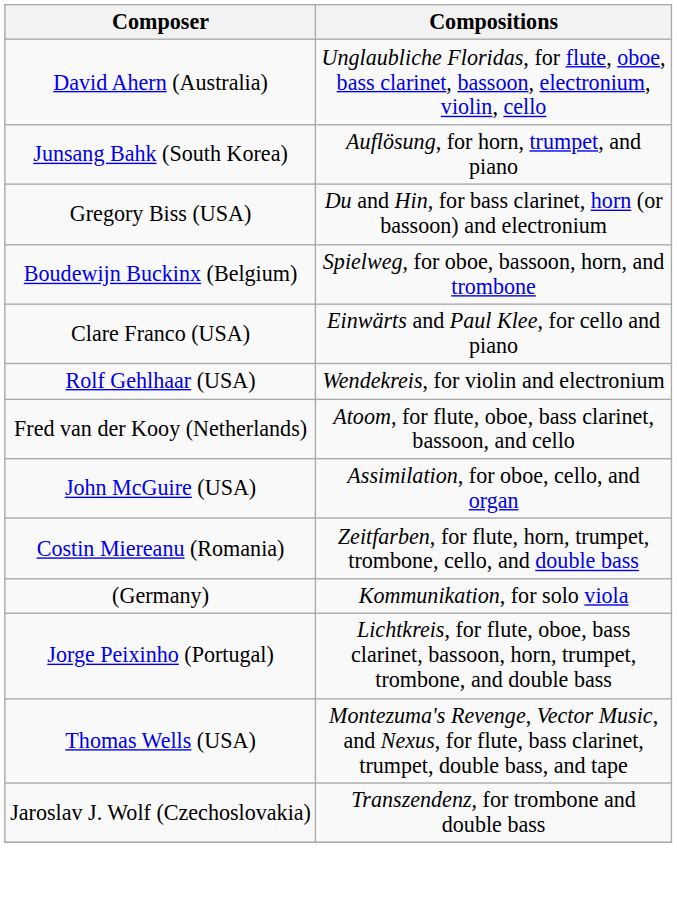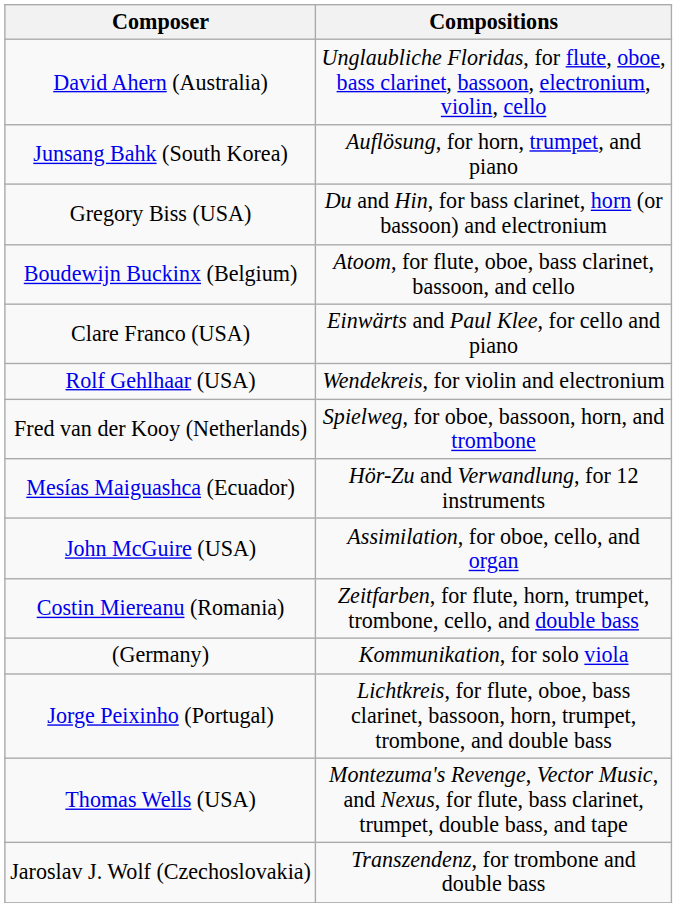(494, 273) Spielweg, for oboe, bassoon, horn, and trombone -> (494, 273) Atoom, for flute, oboe, bass clarinet, bassoon, and cello
(494, 428) Atoom, for flute, oboe, bass clarinet, bassoon, and cello -> (494, 428) Spielweg, for oboe, bassoon, horn, and trombone
+ row: (161, 488)
